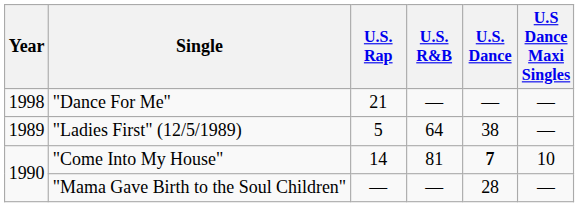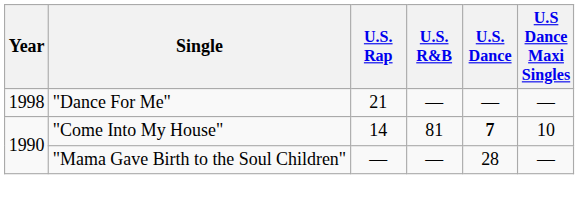- row: (147, 130)
